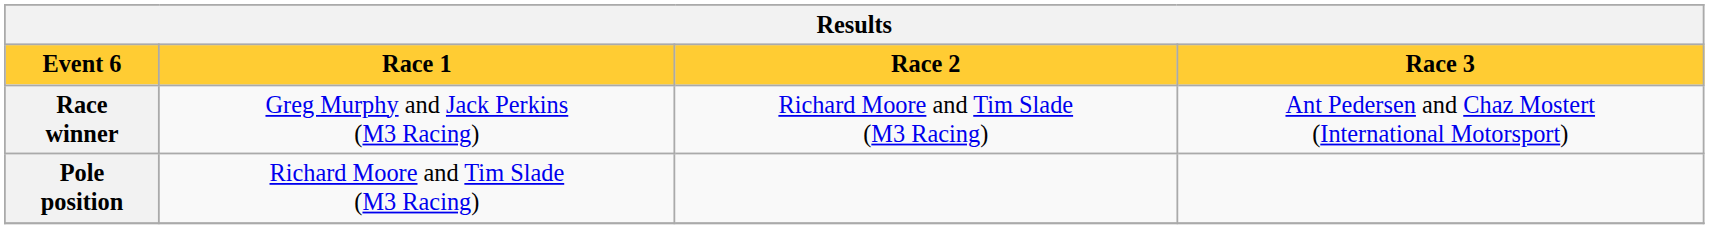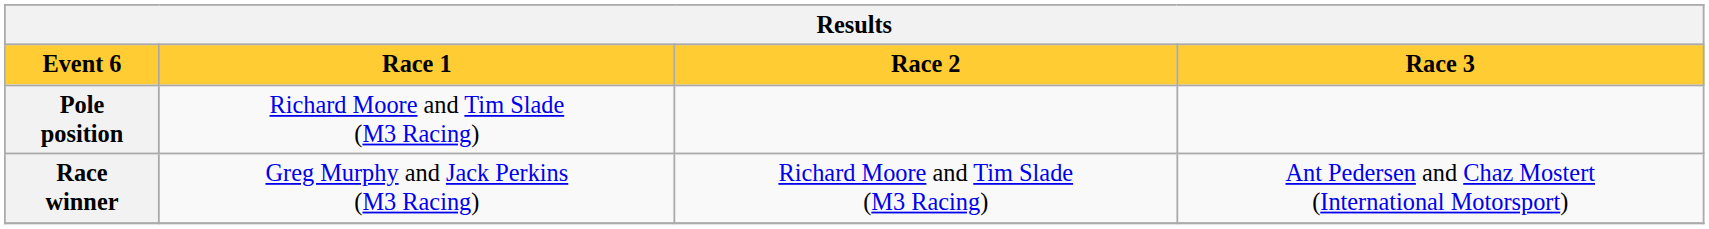rows swapped: (82, 187) <-> (82, 118)
